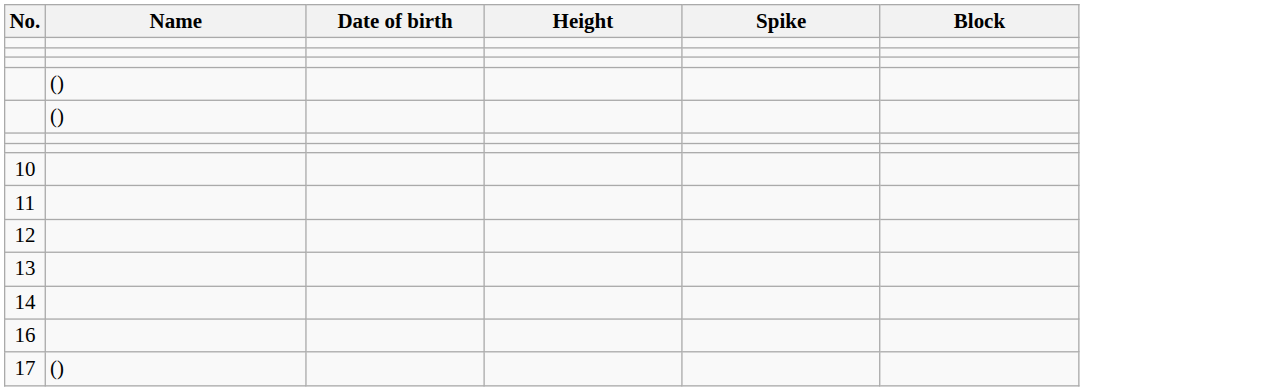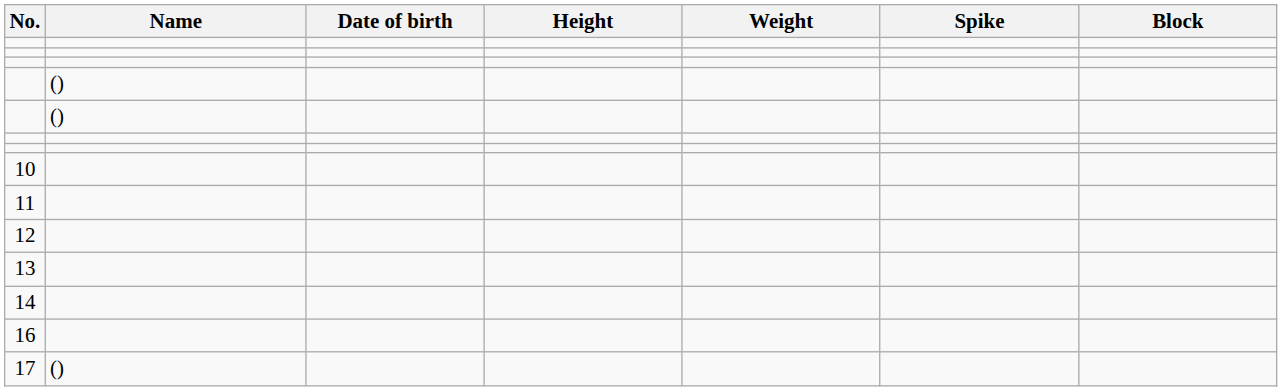+ column: (781, 21)
